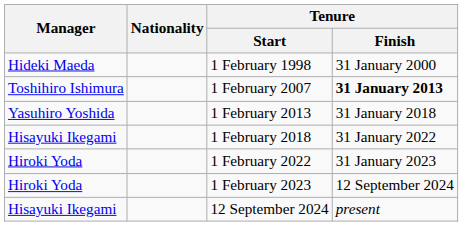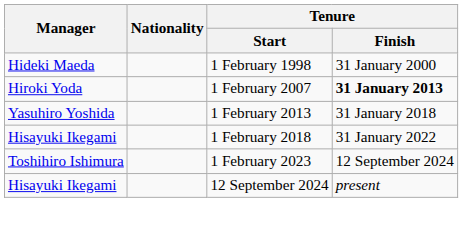(66, 88) Toshihiro Ishimura -> (45, 88) Hiroki Yoda
- row: (261, 161)
(45, 185) Hiroki Yoda -> (66, 161) Toshihiro Ishimura
